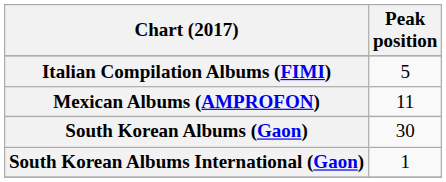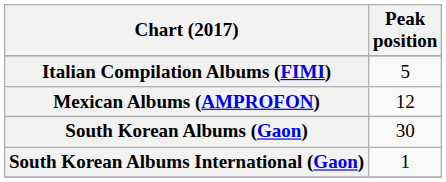(405, 101) 11 -> (405, 101) 12
